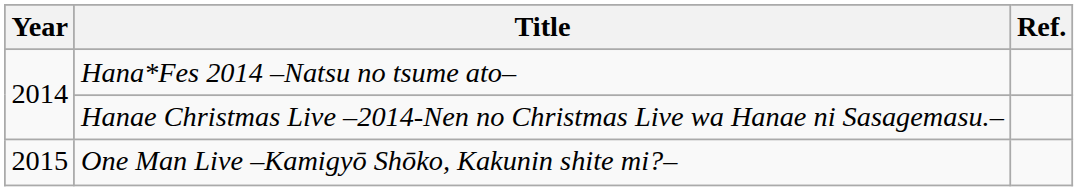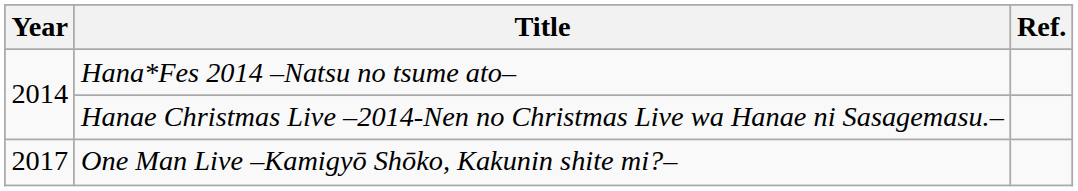(40, 161) 2015 -> (40, 161) 2017
